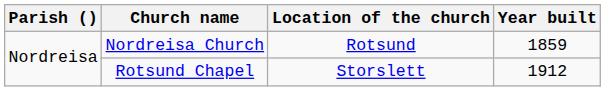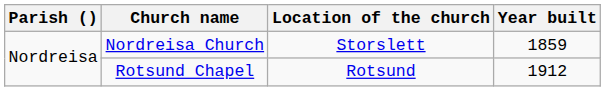(381, 45) Rotsund -> (381, 45) Storslett
(381, 72) Storslett -> (381, 72) Rotsund
